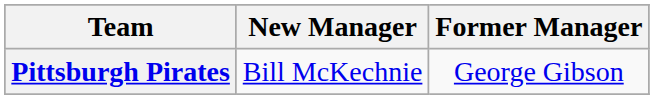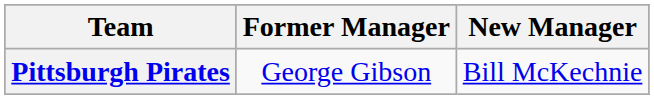columns swapped: (539, 26) <-> (333, 26)
